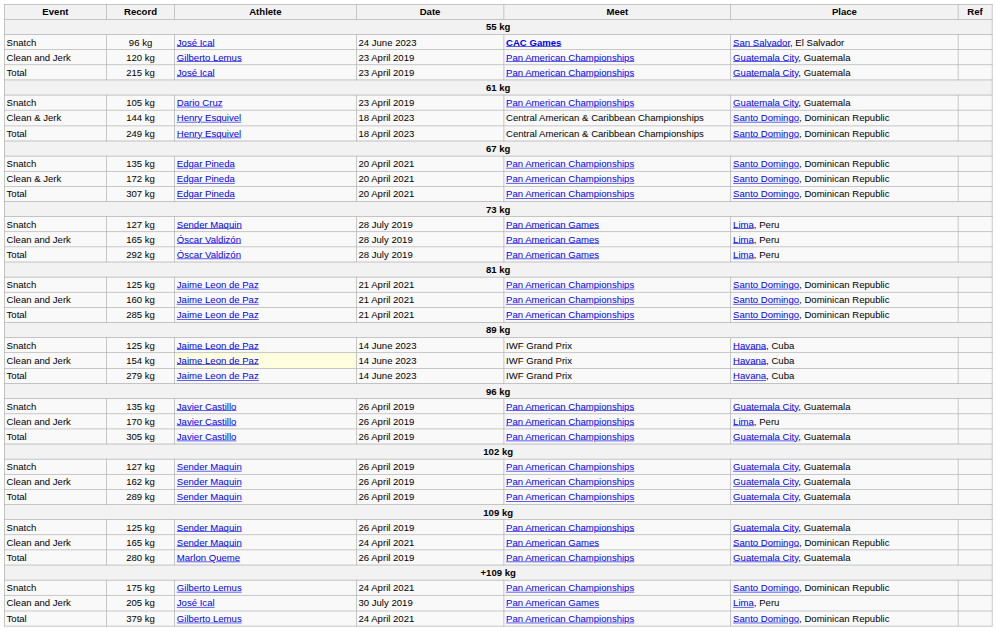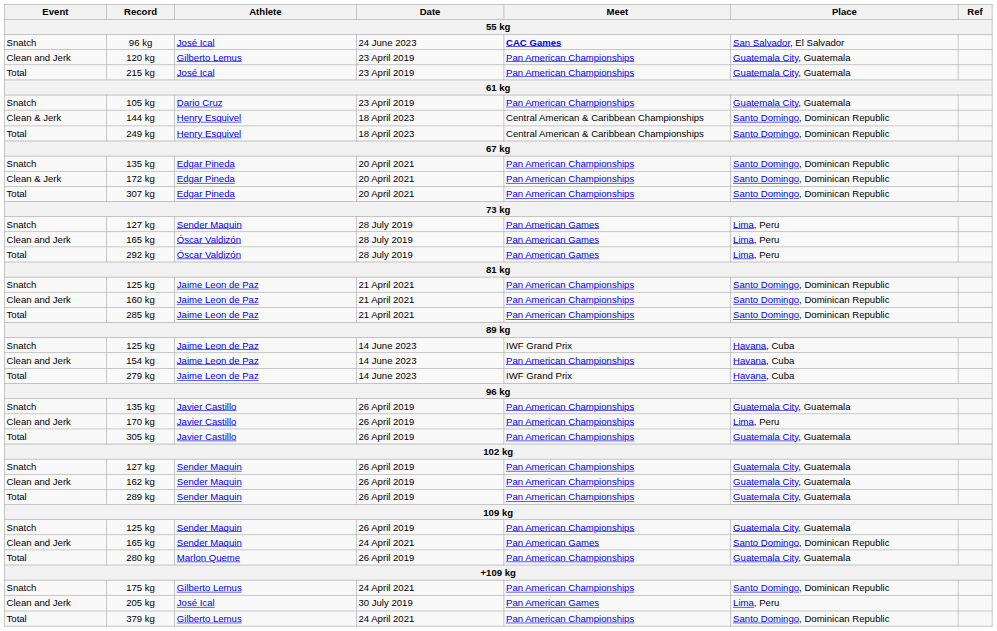(218, 361) lightyellow background -> (218, 361) no background
(539, 361) IWF Grand Prix -> (570, 361) Pan American Championships
